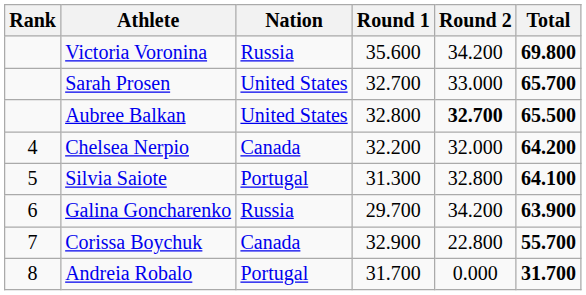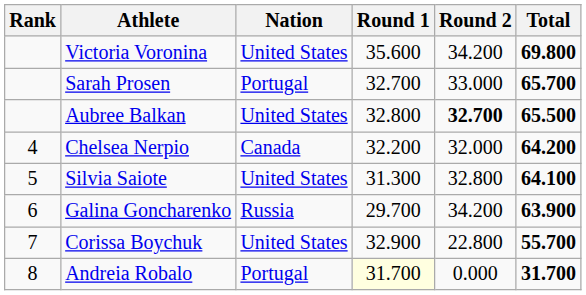(267, 52) Russia -> (294, 52) United States
(294, 83) United States -> (274, 83) Portugal
(274, 178) Portugal -> (294, 178) United States
(270, 242) Canada -> (294, 242) United States
(393, 274) no background -> (393, 274) lightyellow background
